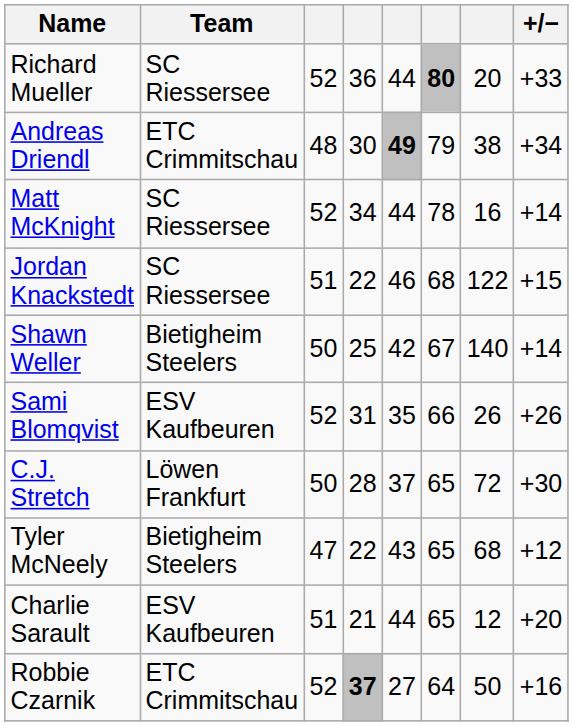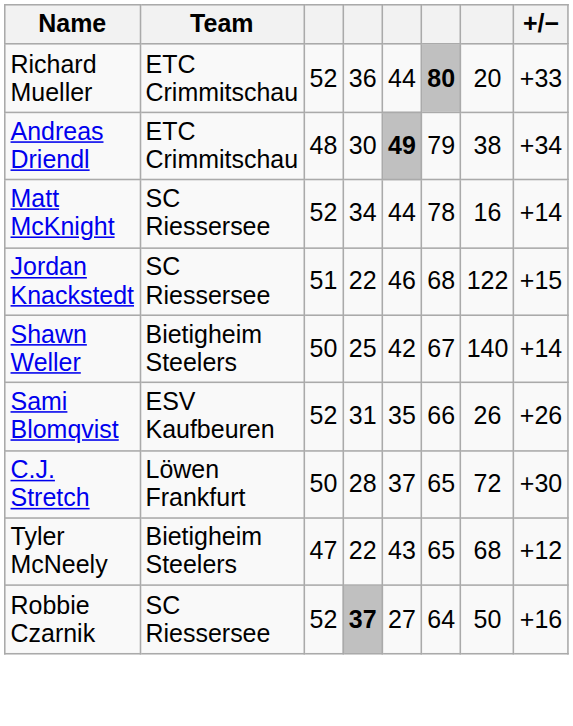(208, 77) SC Riessersee -> (222, 77) ETC Crimmitschau
- row: (50, 619)
(222, 686) ETC Crimmitschau -> (208, 619) SC Riessersee
